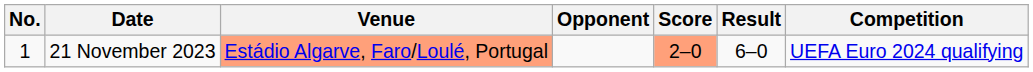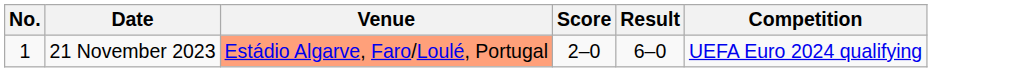- column: (603, 19)
(685, 50) lightsalmon background -> (584, 50) no background
